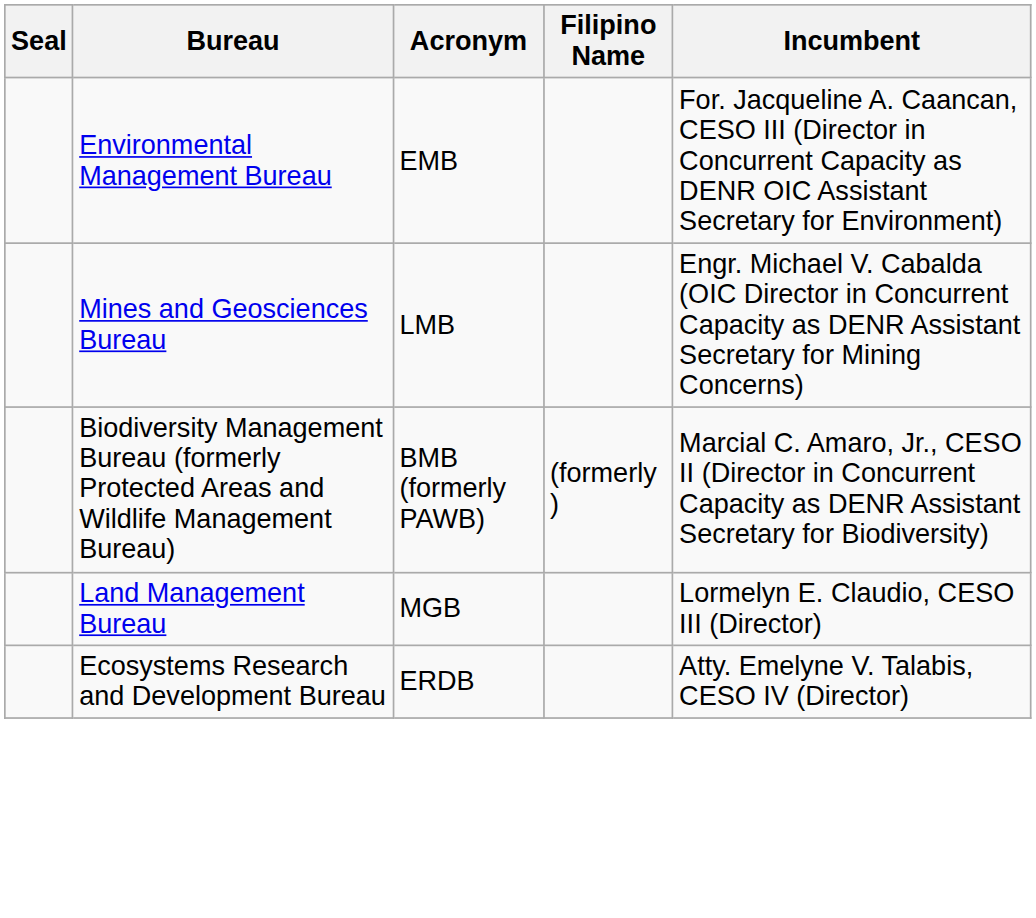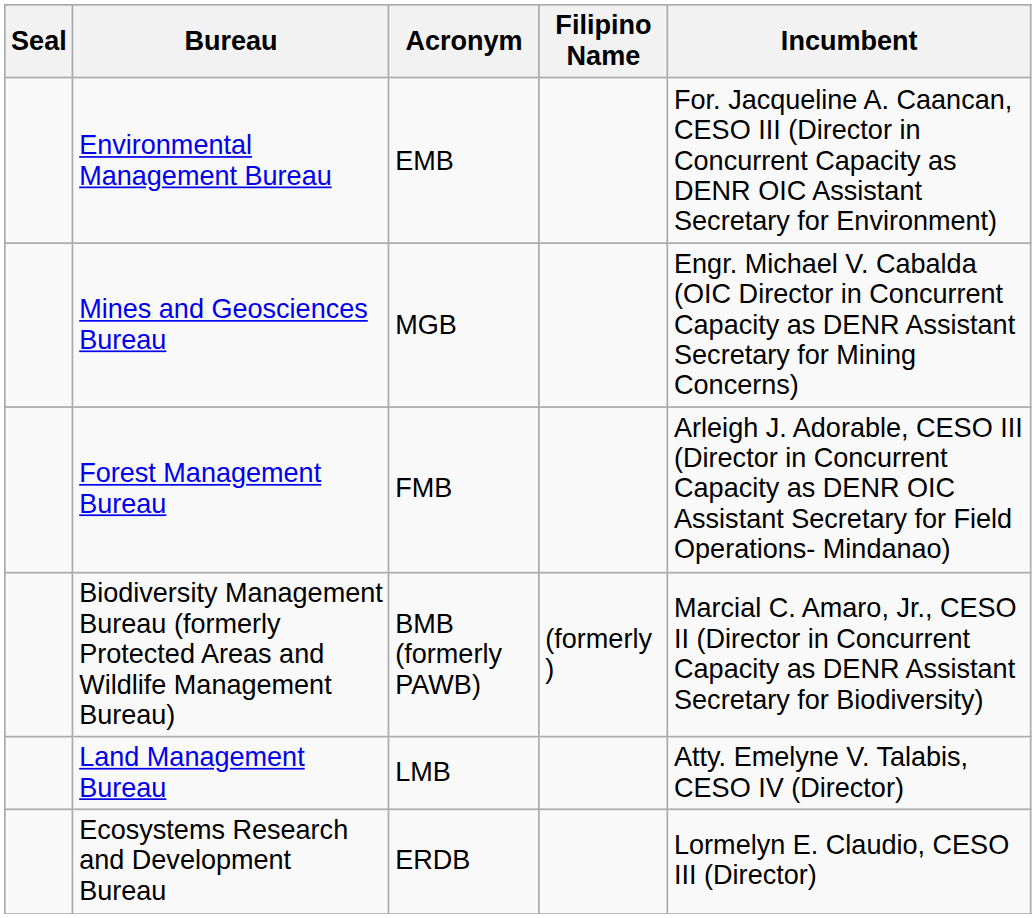(427, 324) LMB -> (426, 324) MGB
+ row: (200, 489)
(430, 608) MGB -> (423, 772) LMB
(847, 608) Lormelyn E. Claudio, CESO III (Director) -> (821, 772) Atty. Emelyne V. Talabis, CESO IV (Director)
(826, 681) Atty. Emelyne V. Talabis, CESO IV (Director) -> (842, 861) Lormelyn E. Claudio, CESO III (Director)
